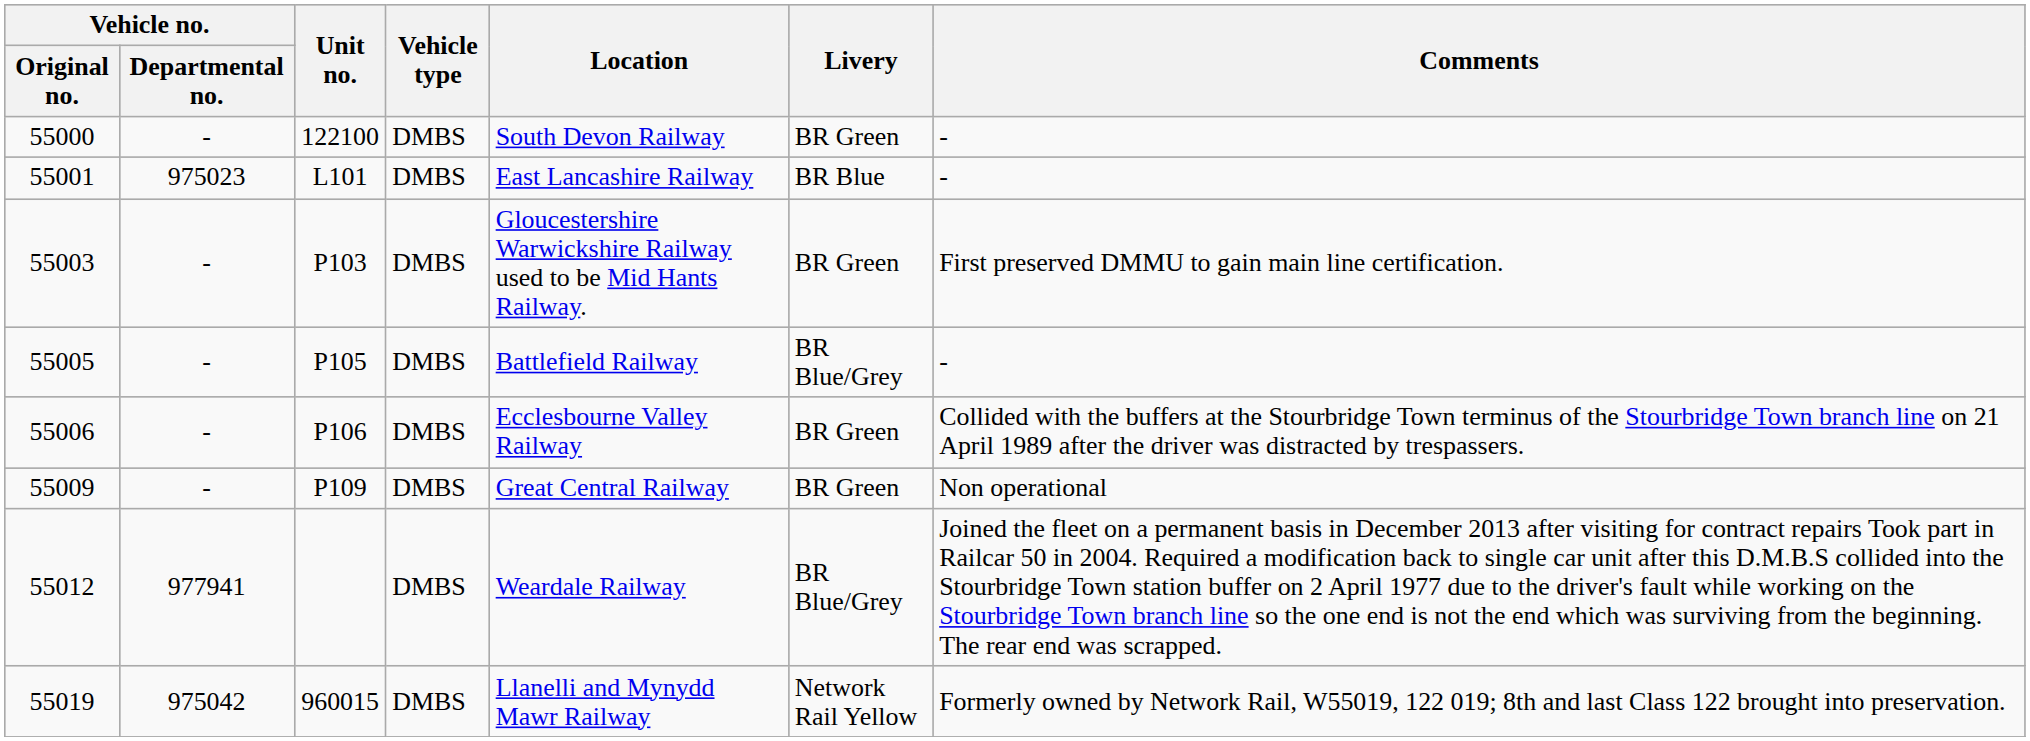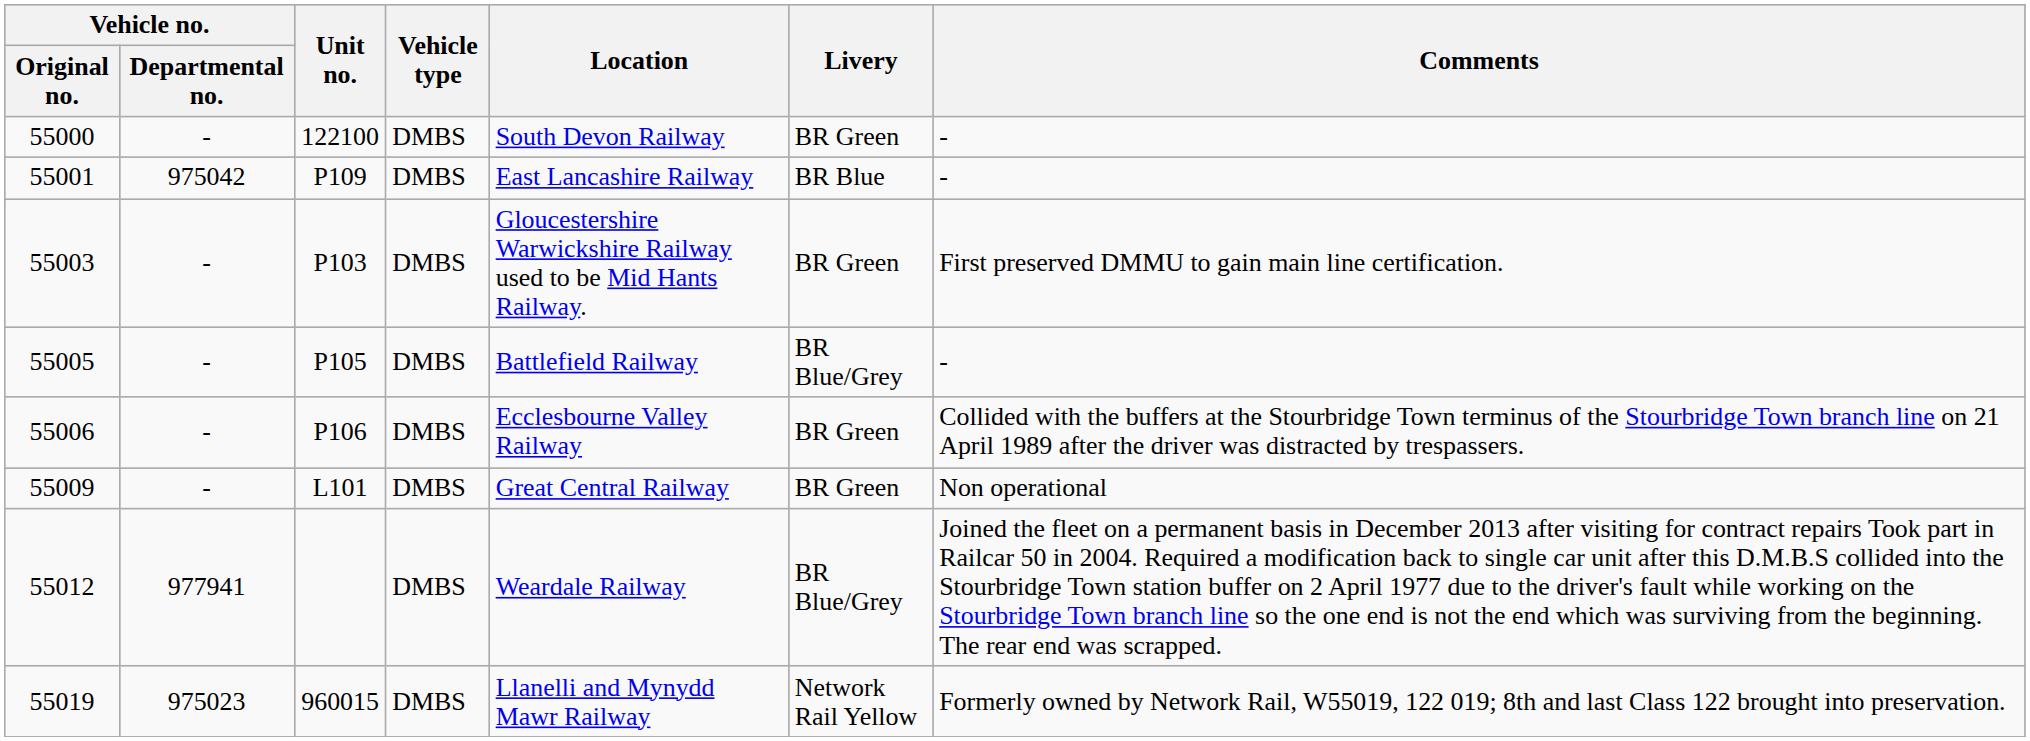(207, 177) 975023 -> (207, 177) 975042
(340, 177) L101 -> (340, 177) P109
(340, 487) P109 -> (340, 487) L101
(207, 701) 975042 -> (207, 701) 975023
